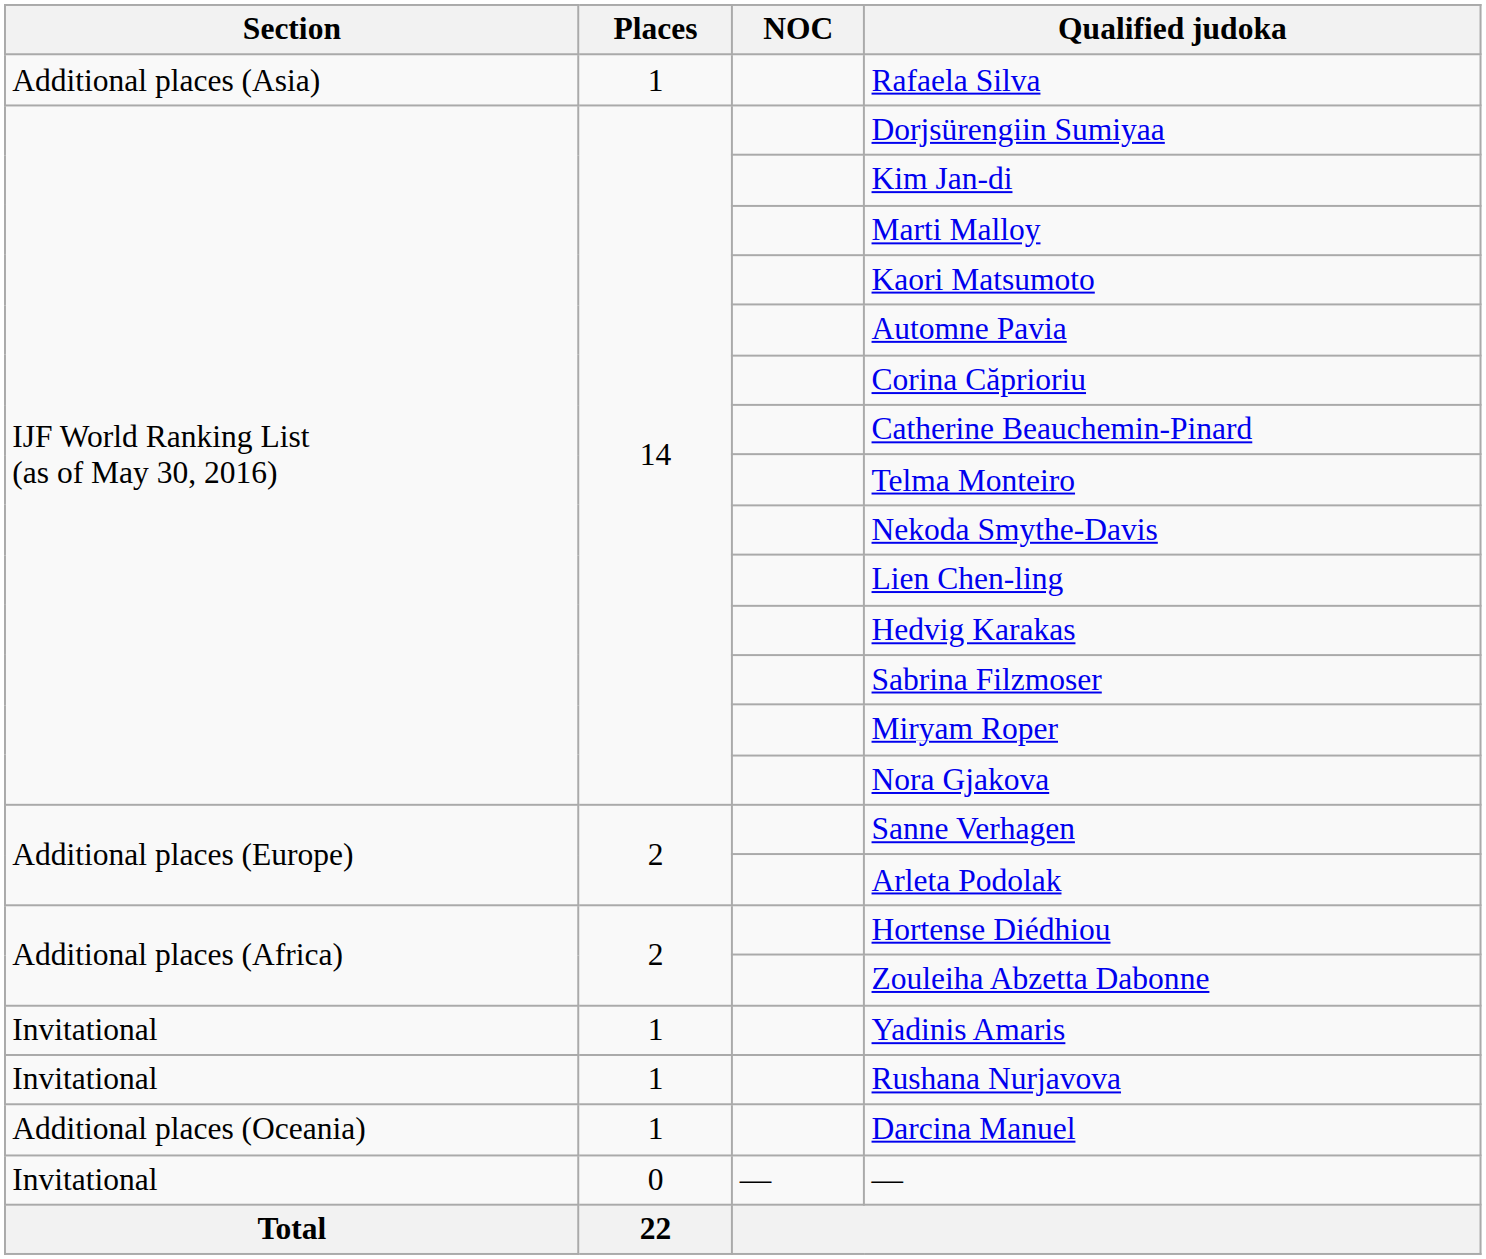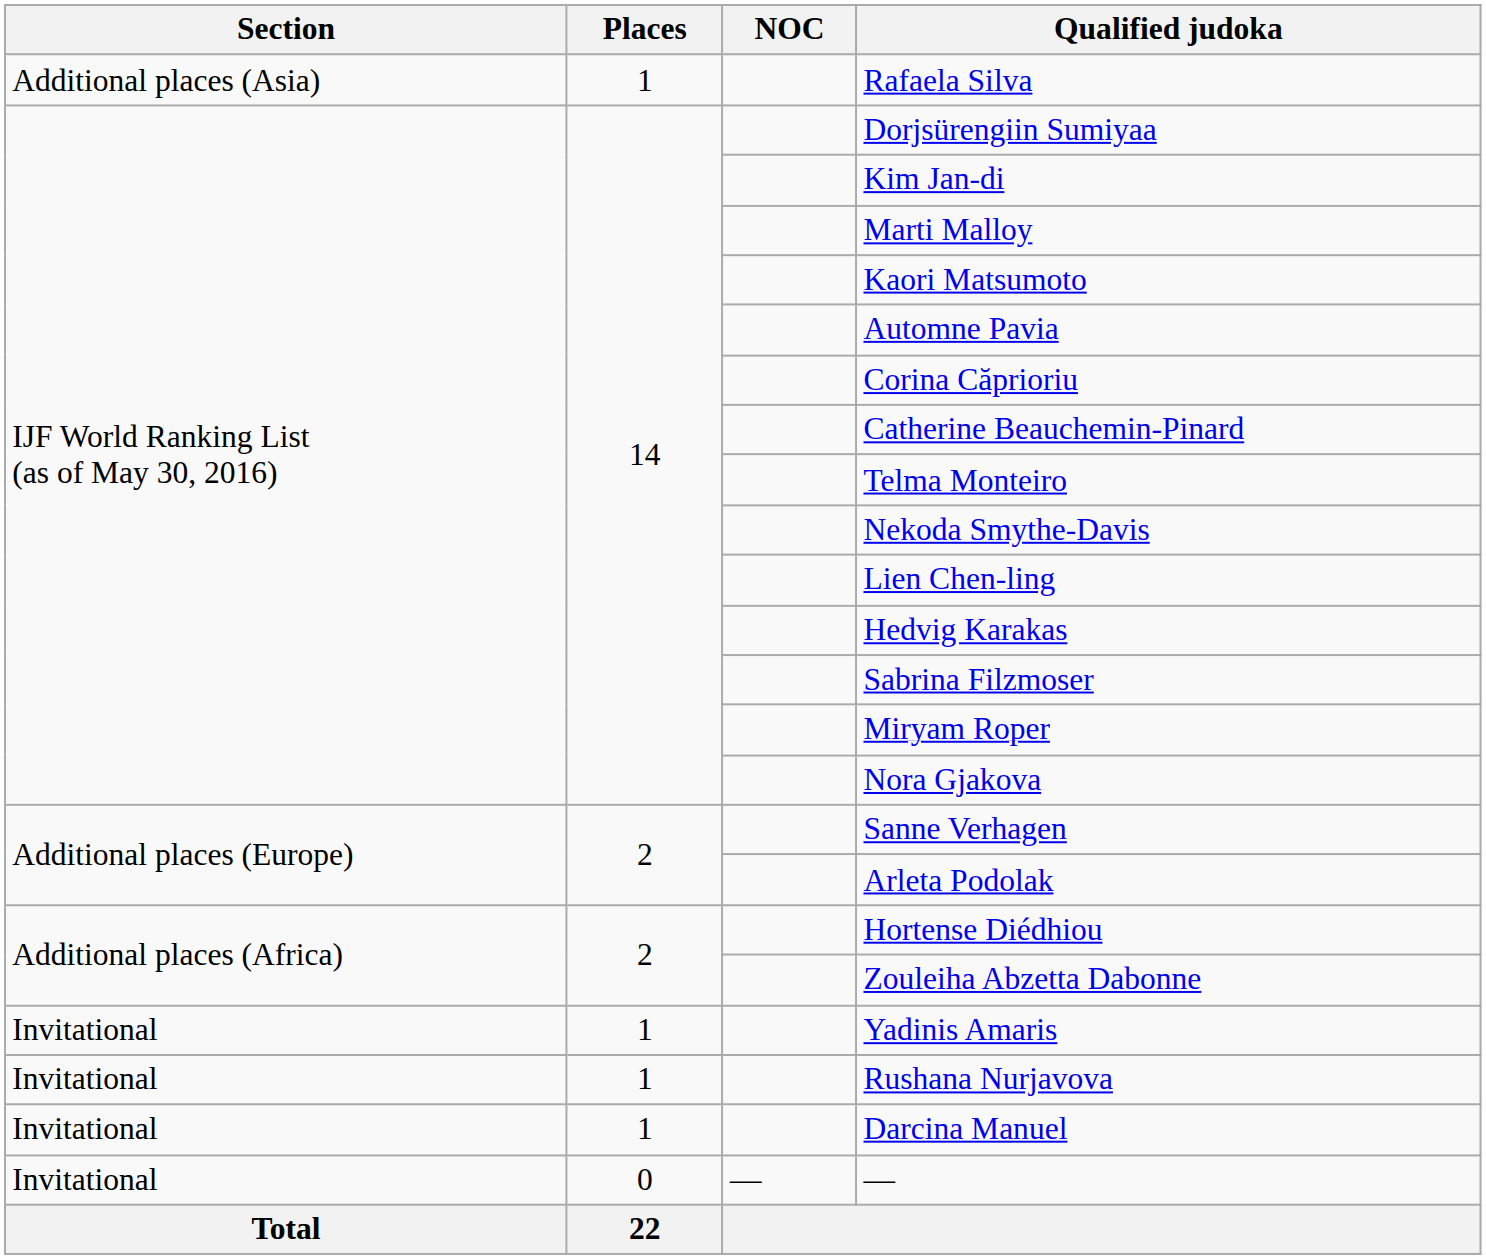(189, 1129) Additional places (Oceania) -> (85, 1129) Invitational
